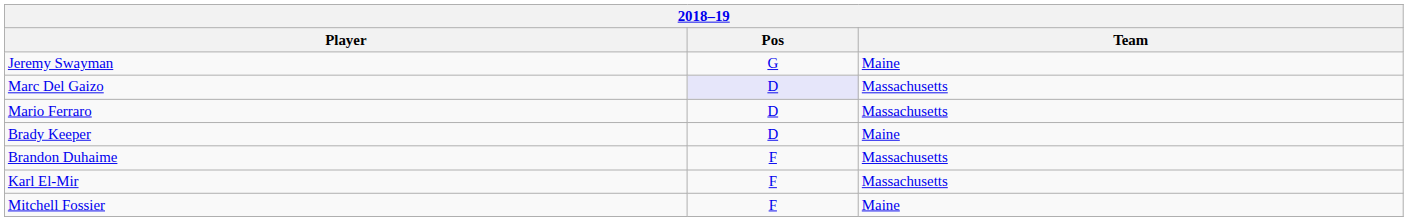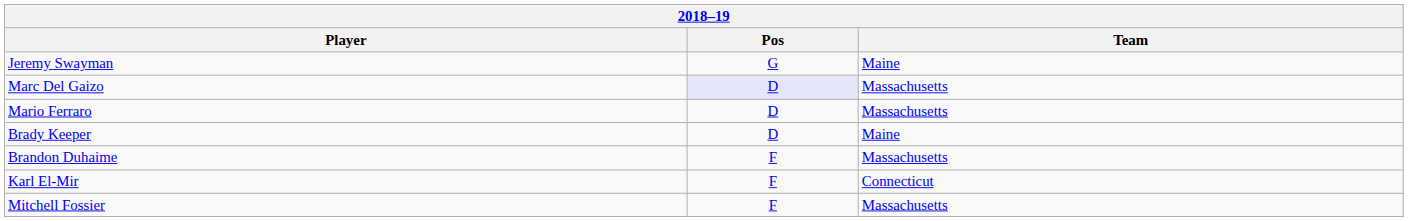(905, 181) Massachusetts -> (898, 181) Connecticut
(881, 205) Maine -> (905, 205) Massachusetts
